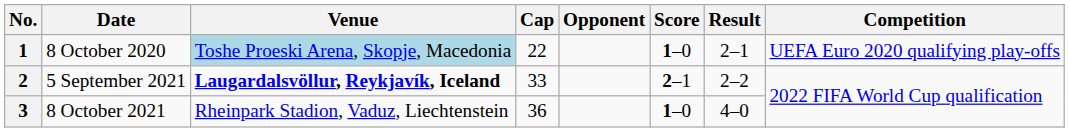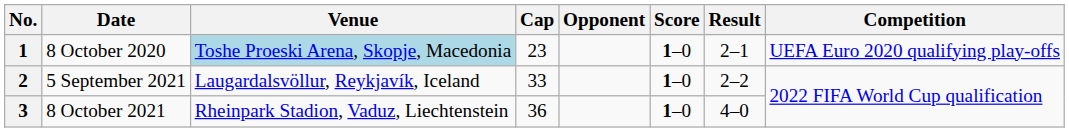(537, 50) 22 -> (537, 50) 23
(347, 80) bold -> (337, 80) normal
(677, 80) 2–1 -> (677, 80) 1–0
